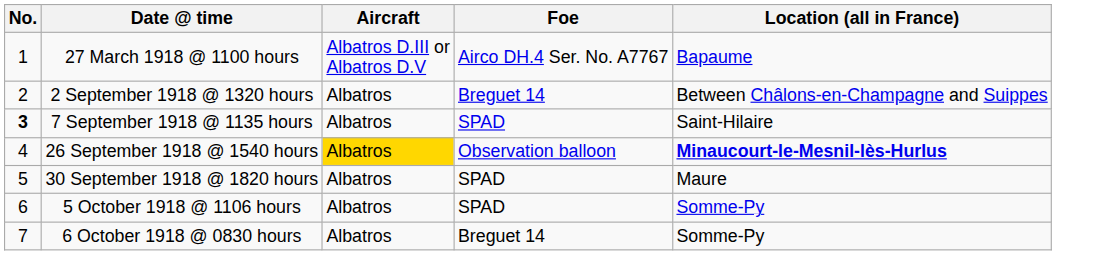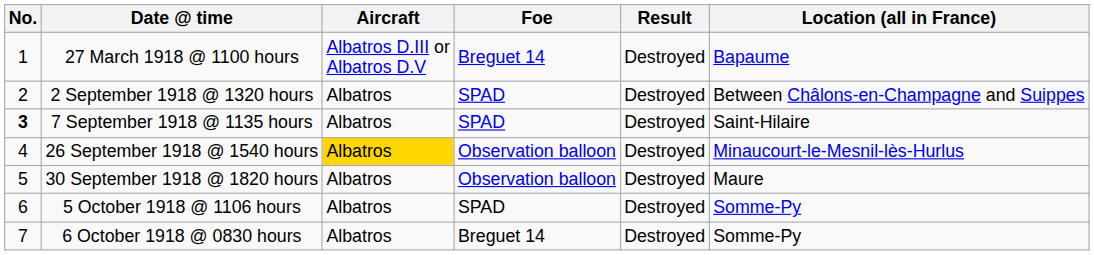+ column: (665, 18)
(563, 56) Airco DH.4 Ser. No. A7767 -> (501, 56) Breguet 14
(501, 94) Breguet 14 -> (482, 94) SPAD
(812, 151) bold -> (839, 151) normal
(482, 179) SPAD -> (537, 179) Observation balloon
